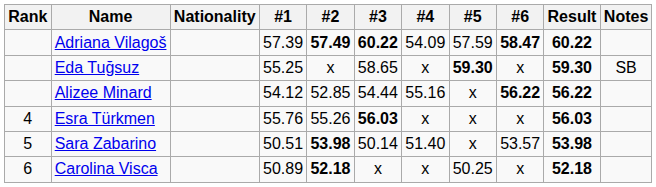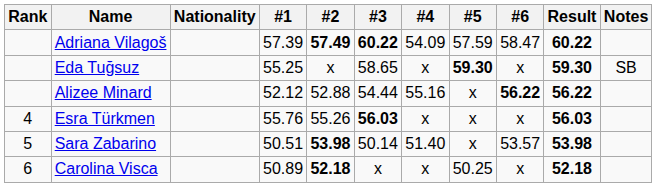(520, 42) bold -> (520, 42) normal
(283, 93) 54.12 -> (283, 93) 52.12
(330, 93) 52.85 -> (330, 93) 52.88
